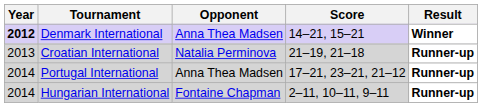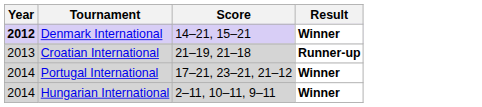- column: (229, 15)
(443, 73) Runner-up -> (319, 73) Winner
(443, 93) Runner-up -> (319, 93) Winner
